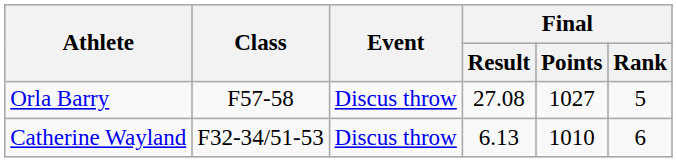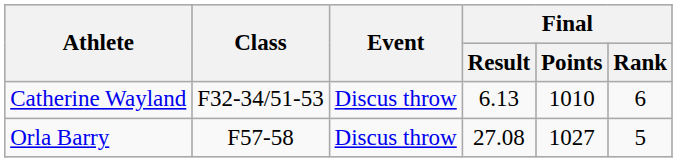rows swapped: (60, 99) <-> (98, 137)
